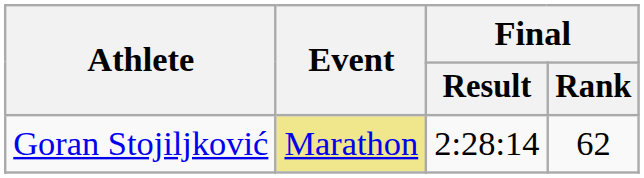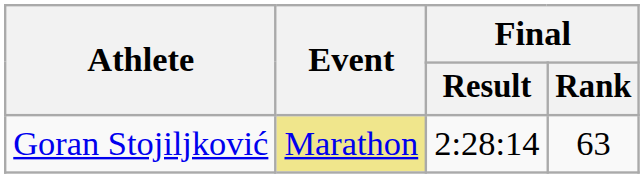(593, 143) 62 -> (593, 143) 63
